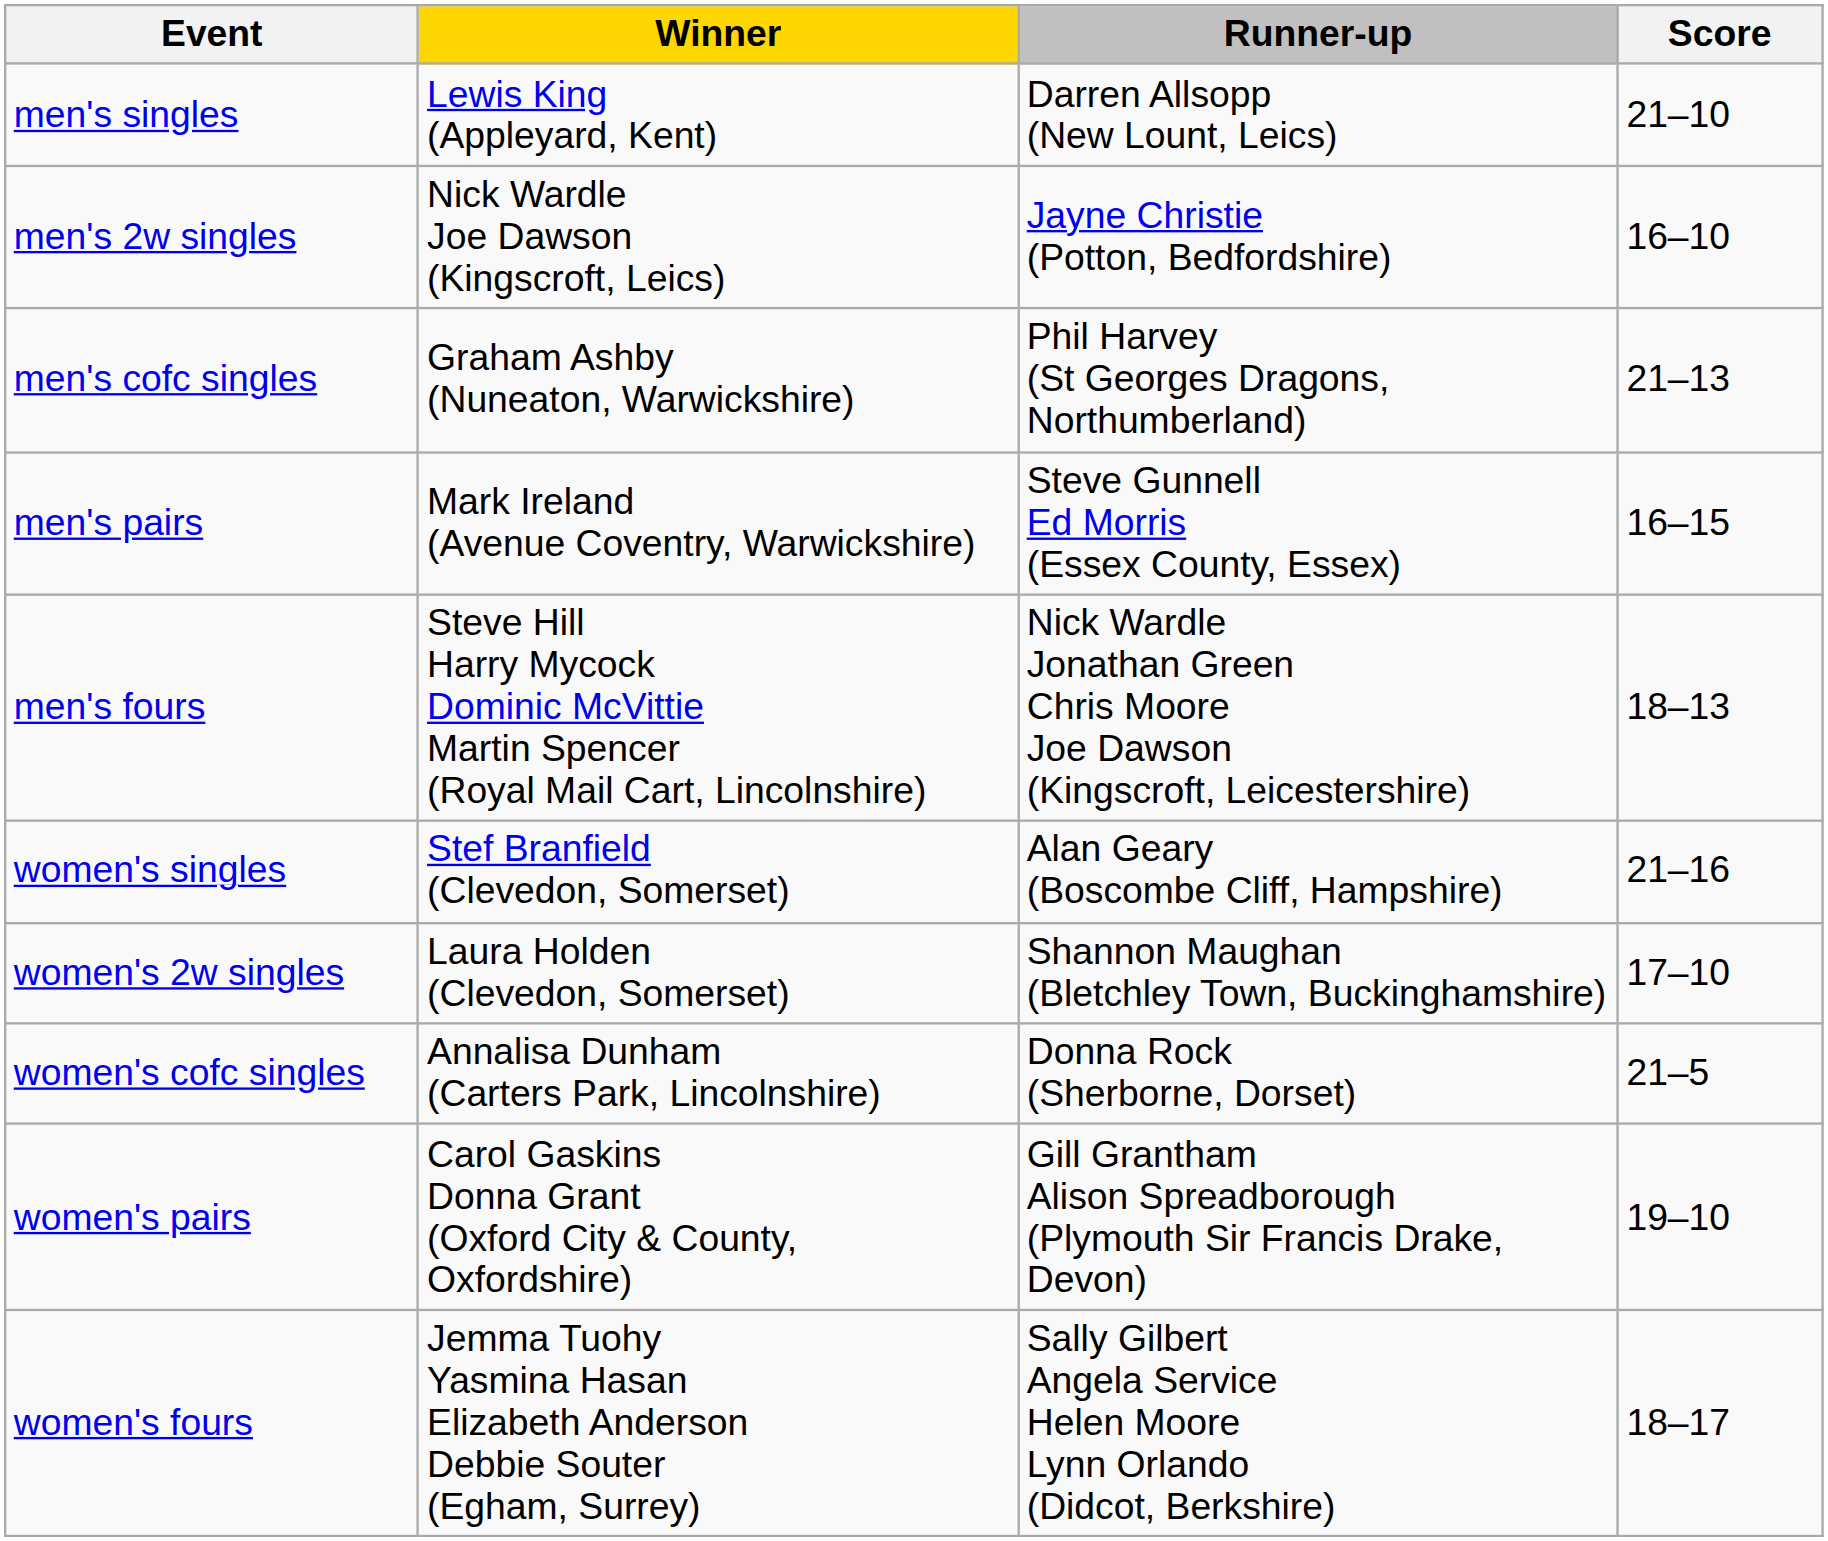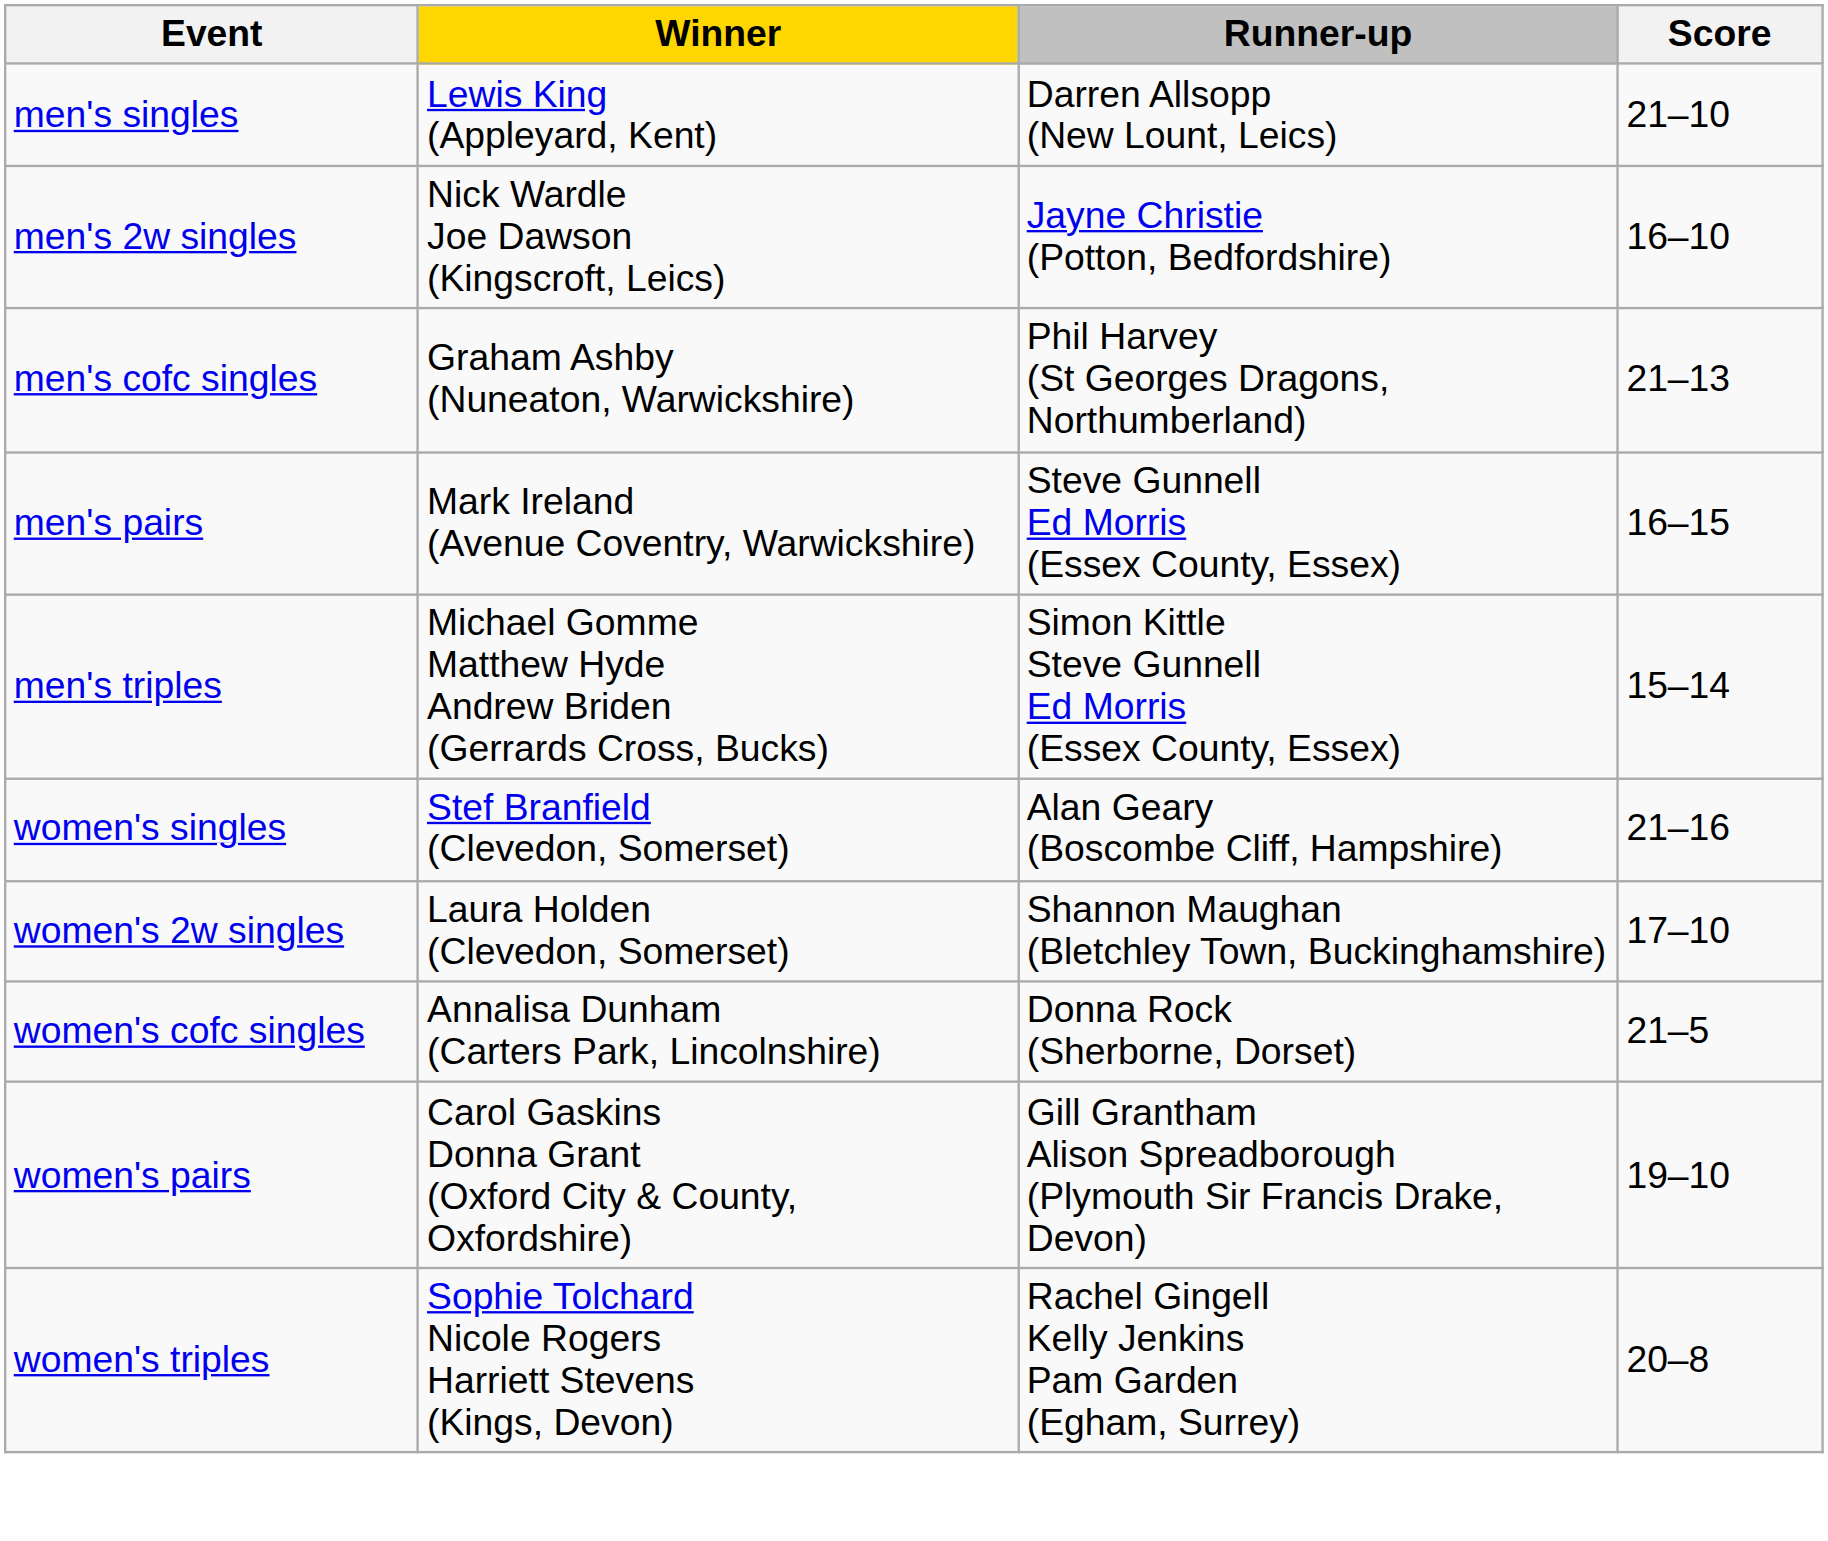+ row: (118, 686)
- row: (110, 707)
+ row: (142, 1359)
- row: (133, 1422)
